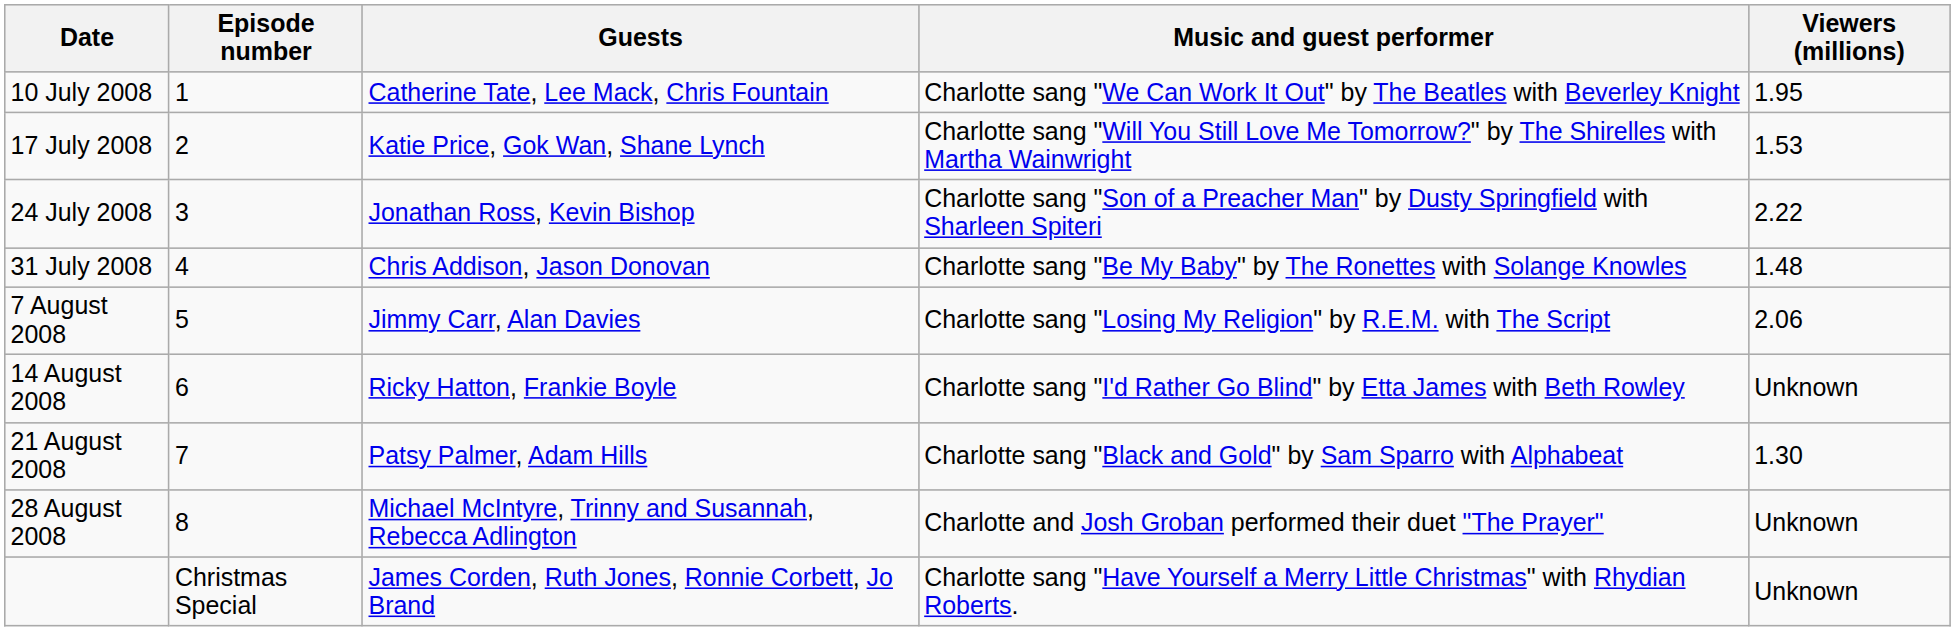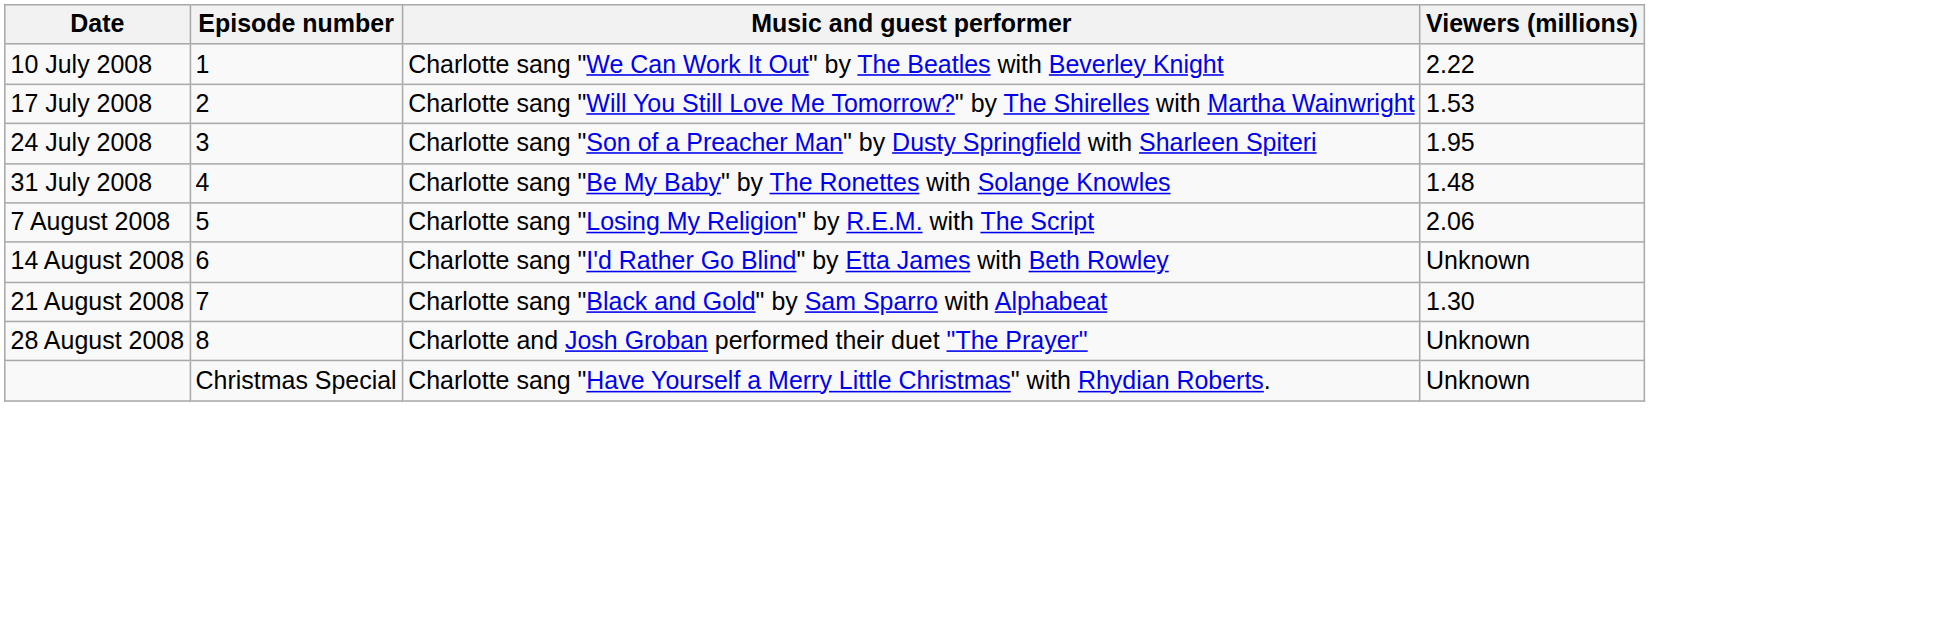- column: (641, 38)
(1779, 91) 1.95 -> (1450, 63) 2.22
(1779, 213) 2.22 -> (1450, 143) 1.95
